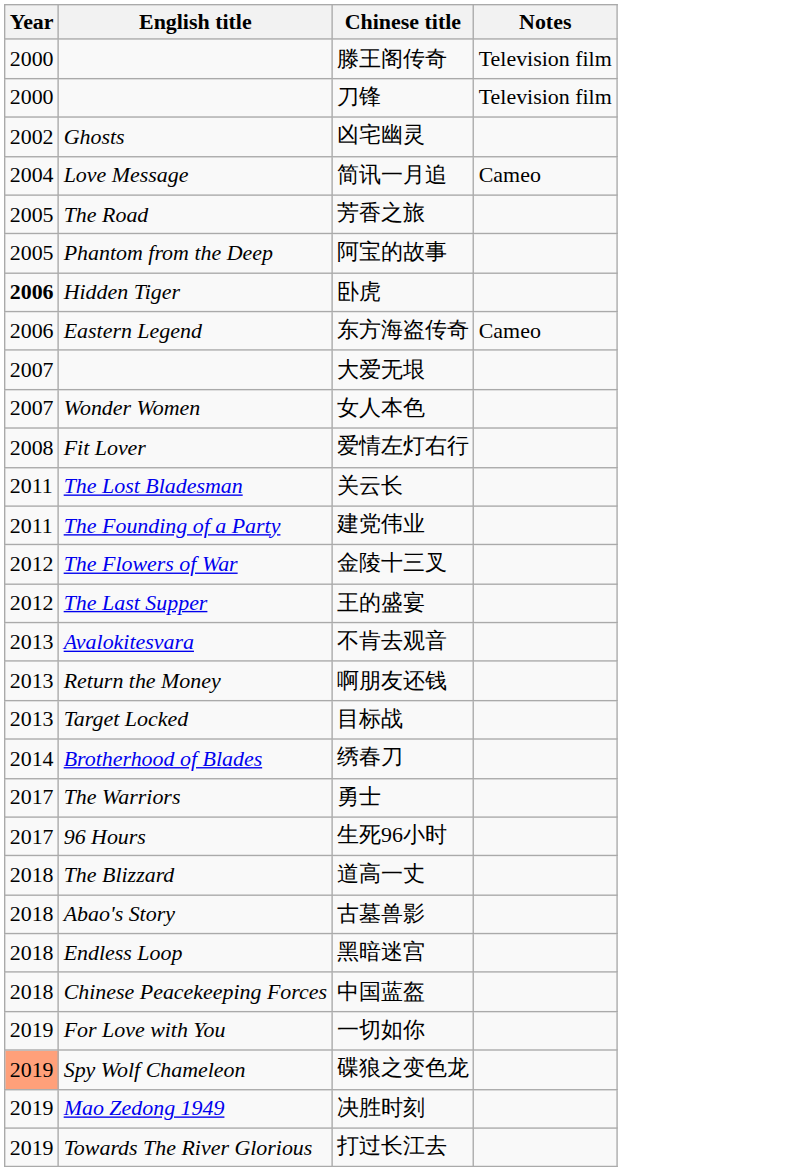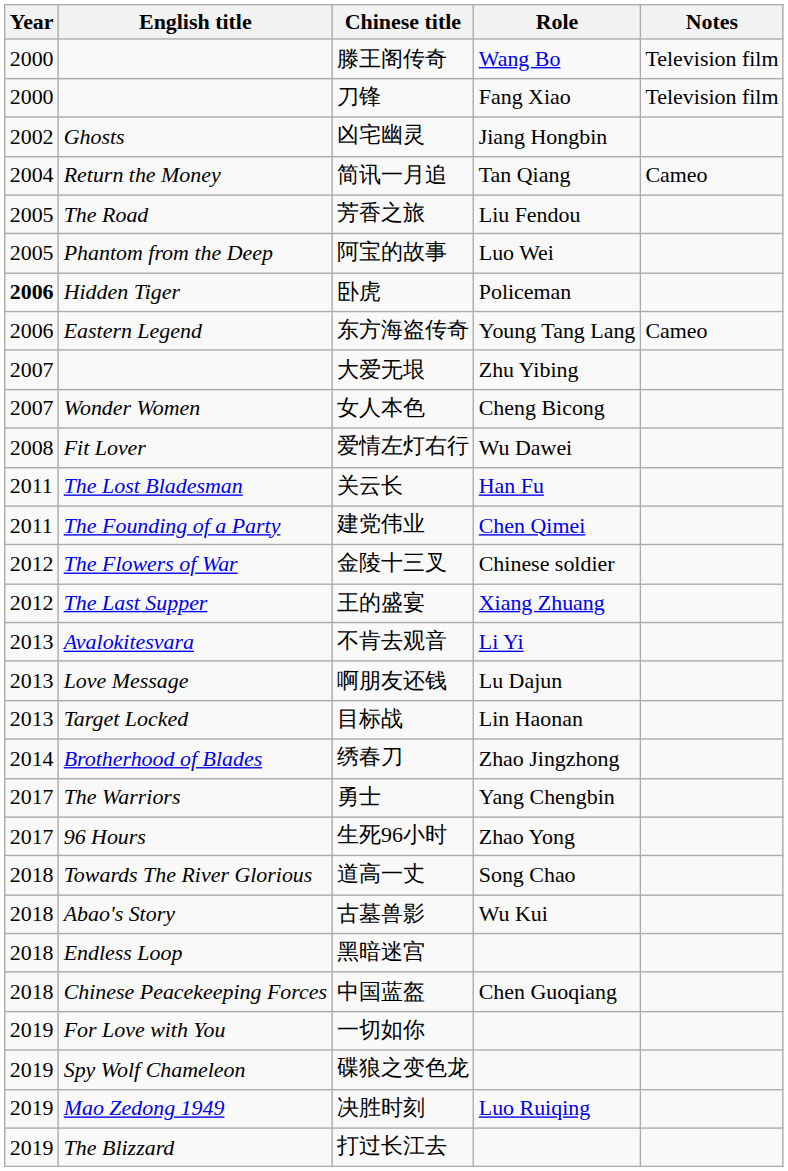+ column: (557, 21)
(126, 175) Love Message -> (142, 175) Return the Money
(142, 680) Return the Money -> (126, 680) Love Message
(119, 875) The Blizzard -> (188, 875) Towards The River Glorious
(32, 1069) lightsalmon background -> (32, 1069) no background
(188, 1147) Towards The River Glorious -> (119, 1147) The Blizzard
